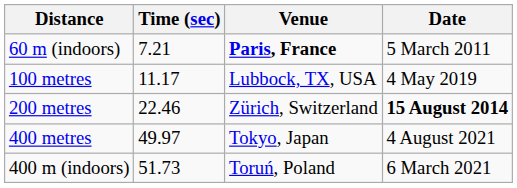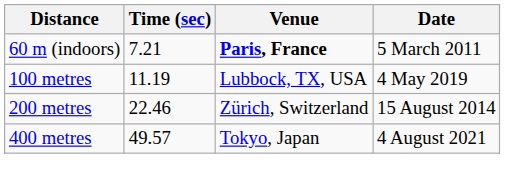(159, 78) 11.17 -> (150, 78) 11.19
(447, 108) bold -> (436, 108) normal
(159, 138) 49.97 -> (150, 138) 49.57
- row: (69, 167)
